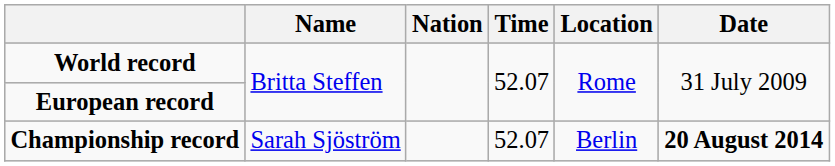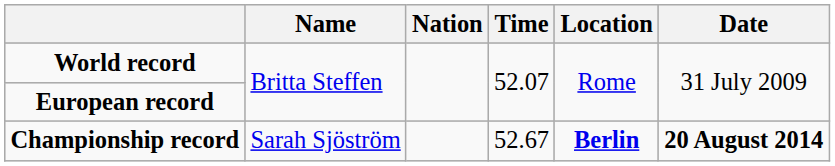(522, 140) 52.07 -> (522, 140) 52.67
(607, 140) normal -> (607, 140) bold
